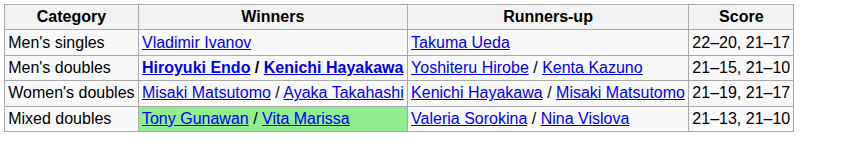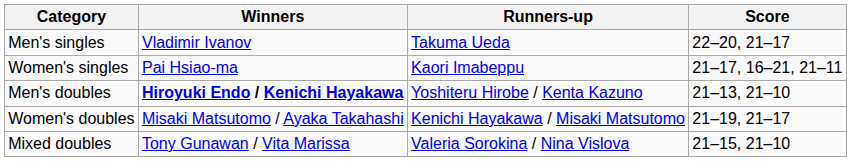+ row: (68, 67)
(741, 67) 21–15, 21–10 -> (741, 93) 21–13, 21–10
(246, 118) lightgreen background -> (246, 144) no background
(741, 118) 21–13, 21–10 -> (741, 144) 21–15, 21–10
